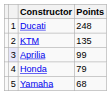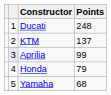(84, 41) 135 -> (84, 41) 137
